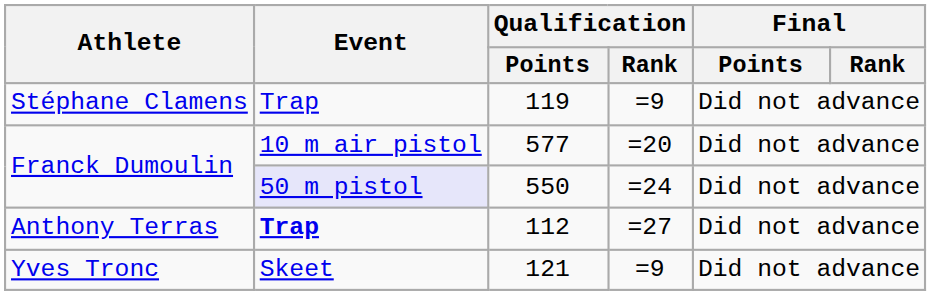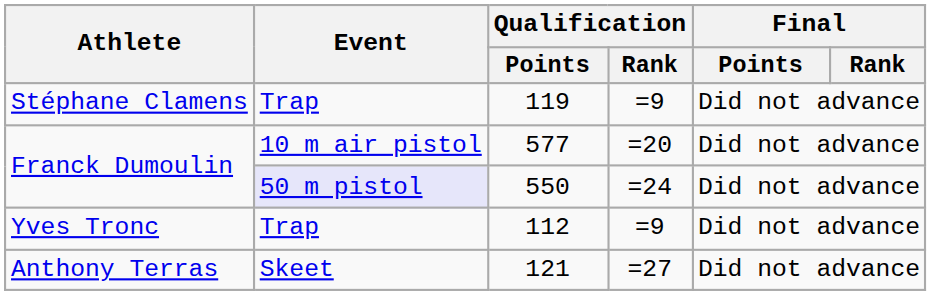(115, 228) Anthony Terras -> (85, 228) Yves Tronc
(289, 228) bold -> (289, 228) normal
(650, 228) =27 -> (650, 228) =9
(85, 270) Yves Tronc -> (115, 270) Anthony Terras
(650, 270) =9 -> (650, 270) =27
